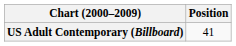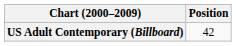(209, 31) 41 -> (209, 31) 42
